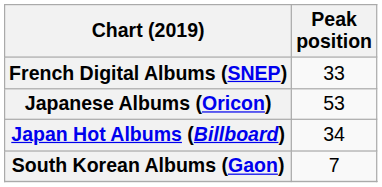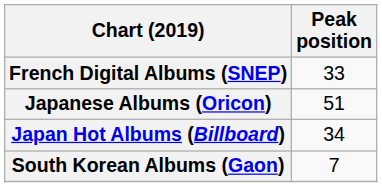(334, 103) 53 -> (334, 103) 51
